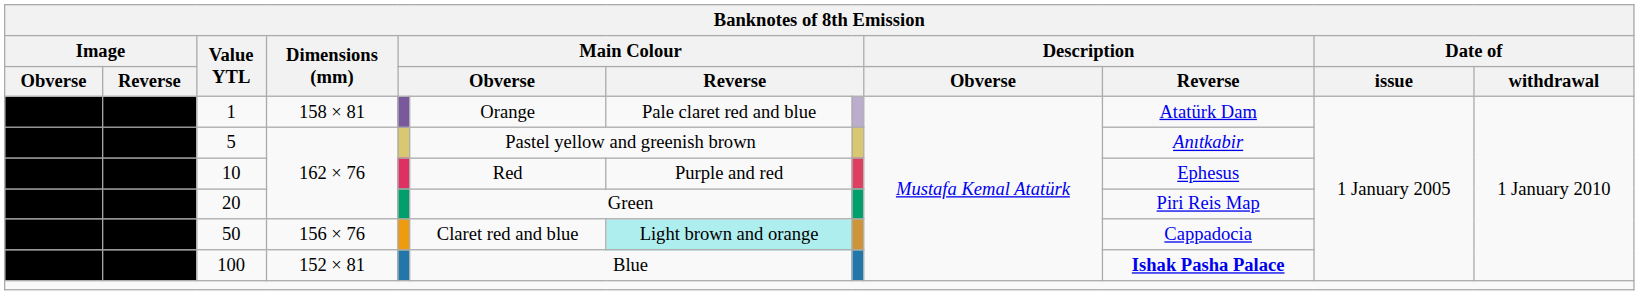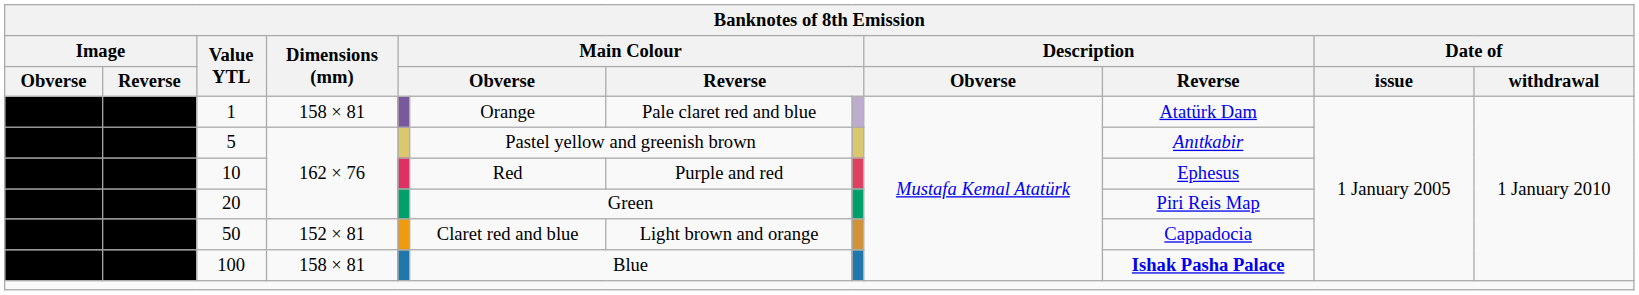(332, 234) 156 × 76 -> (332, 234) 152 × 81
(729, 234) paleturquoise background -> (729, 234) no background
(332, 265) 152 × 81 -> (332, 265) 158 × 81
